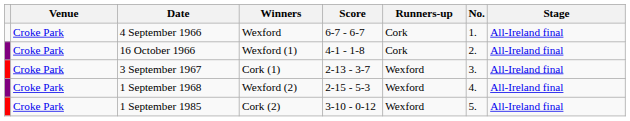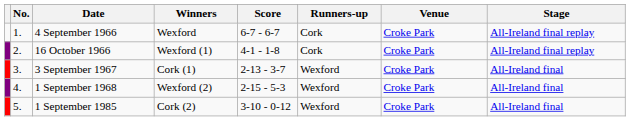columns swapped: (477, 14) <-> (64, 14)
(527, 32) All-Ireland final -> (542, 32) All-Ireland final replay
(527, 51) All-Ireland final -> (542, 51) All-Ireland final replay
